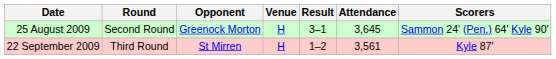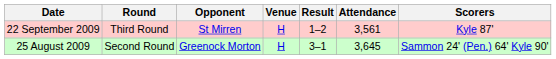rows swapped: (53, 29) <-> (53, 46)
